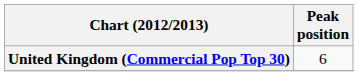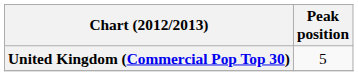(323, 58) 6 -> (323, 58) 5
